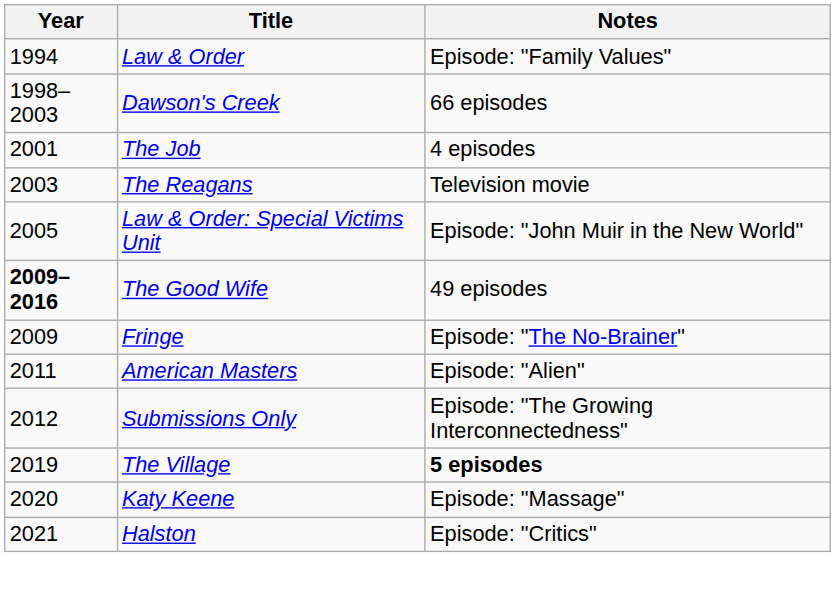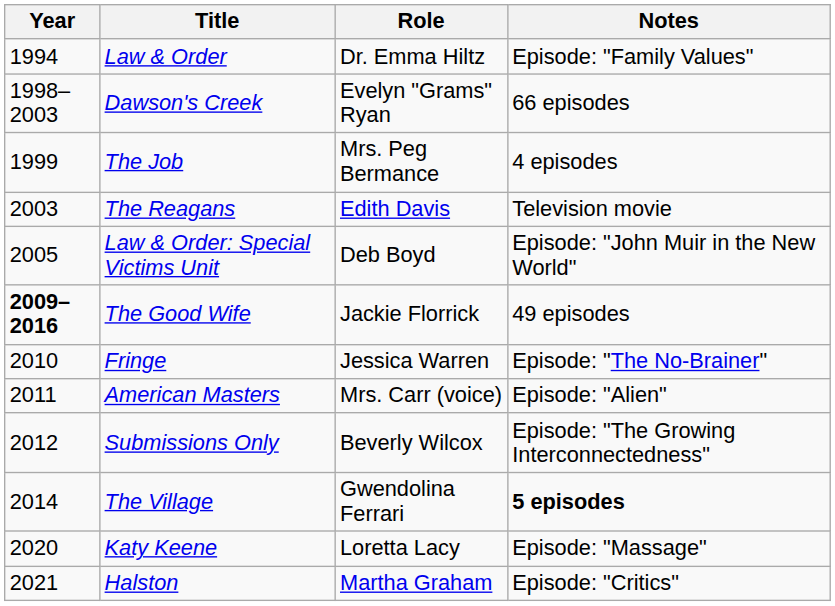+ column: (421, 21)
(34, 149) 2001 -> (34, 162) 1999
(34, 336) 2009 -> (34, 361) 2010
(34, 464) 2019 -> (34, 501) 2014
